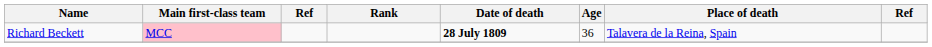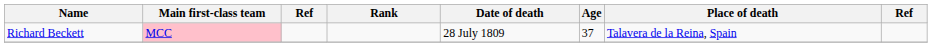(475, 32) bold -> (474, 32) normal
(588, 32) 36 -> (588, 32) 37
